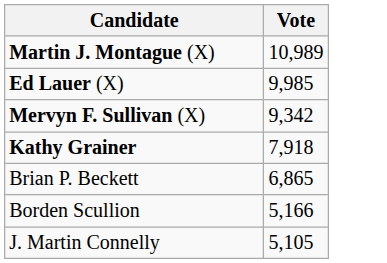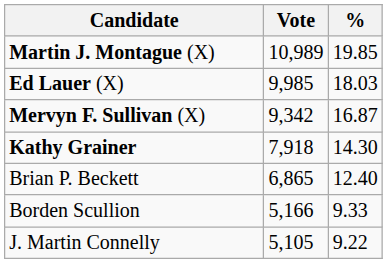+ column: (355, 20)
